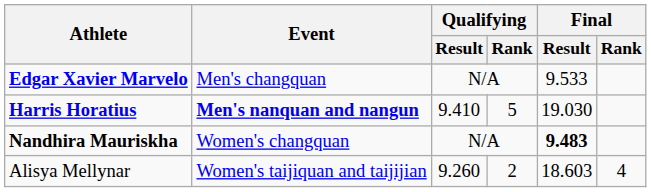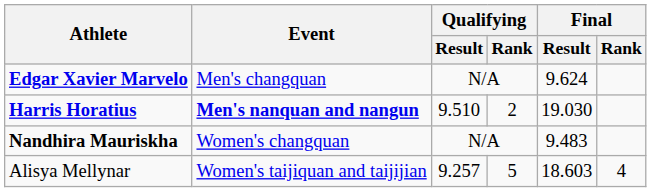(567, 79) 9.533 -> (567, 79) 9.624
(459, 110) 9.410 -> (459, 110) 9.510
(512, 110) 5 -> (512, 110) 2
(567, 141) bold -> (567, 141) normal
(459, 171) 9.260 -> (459, 171) 9.257
(512, 171) 2 -> (512, 171) 5
